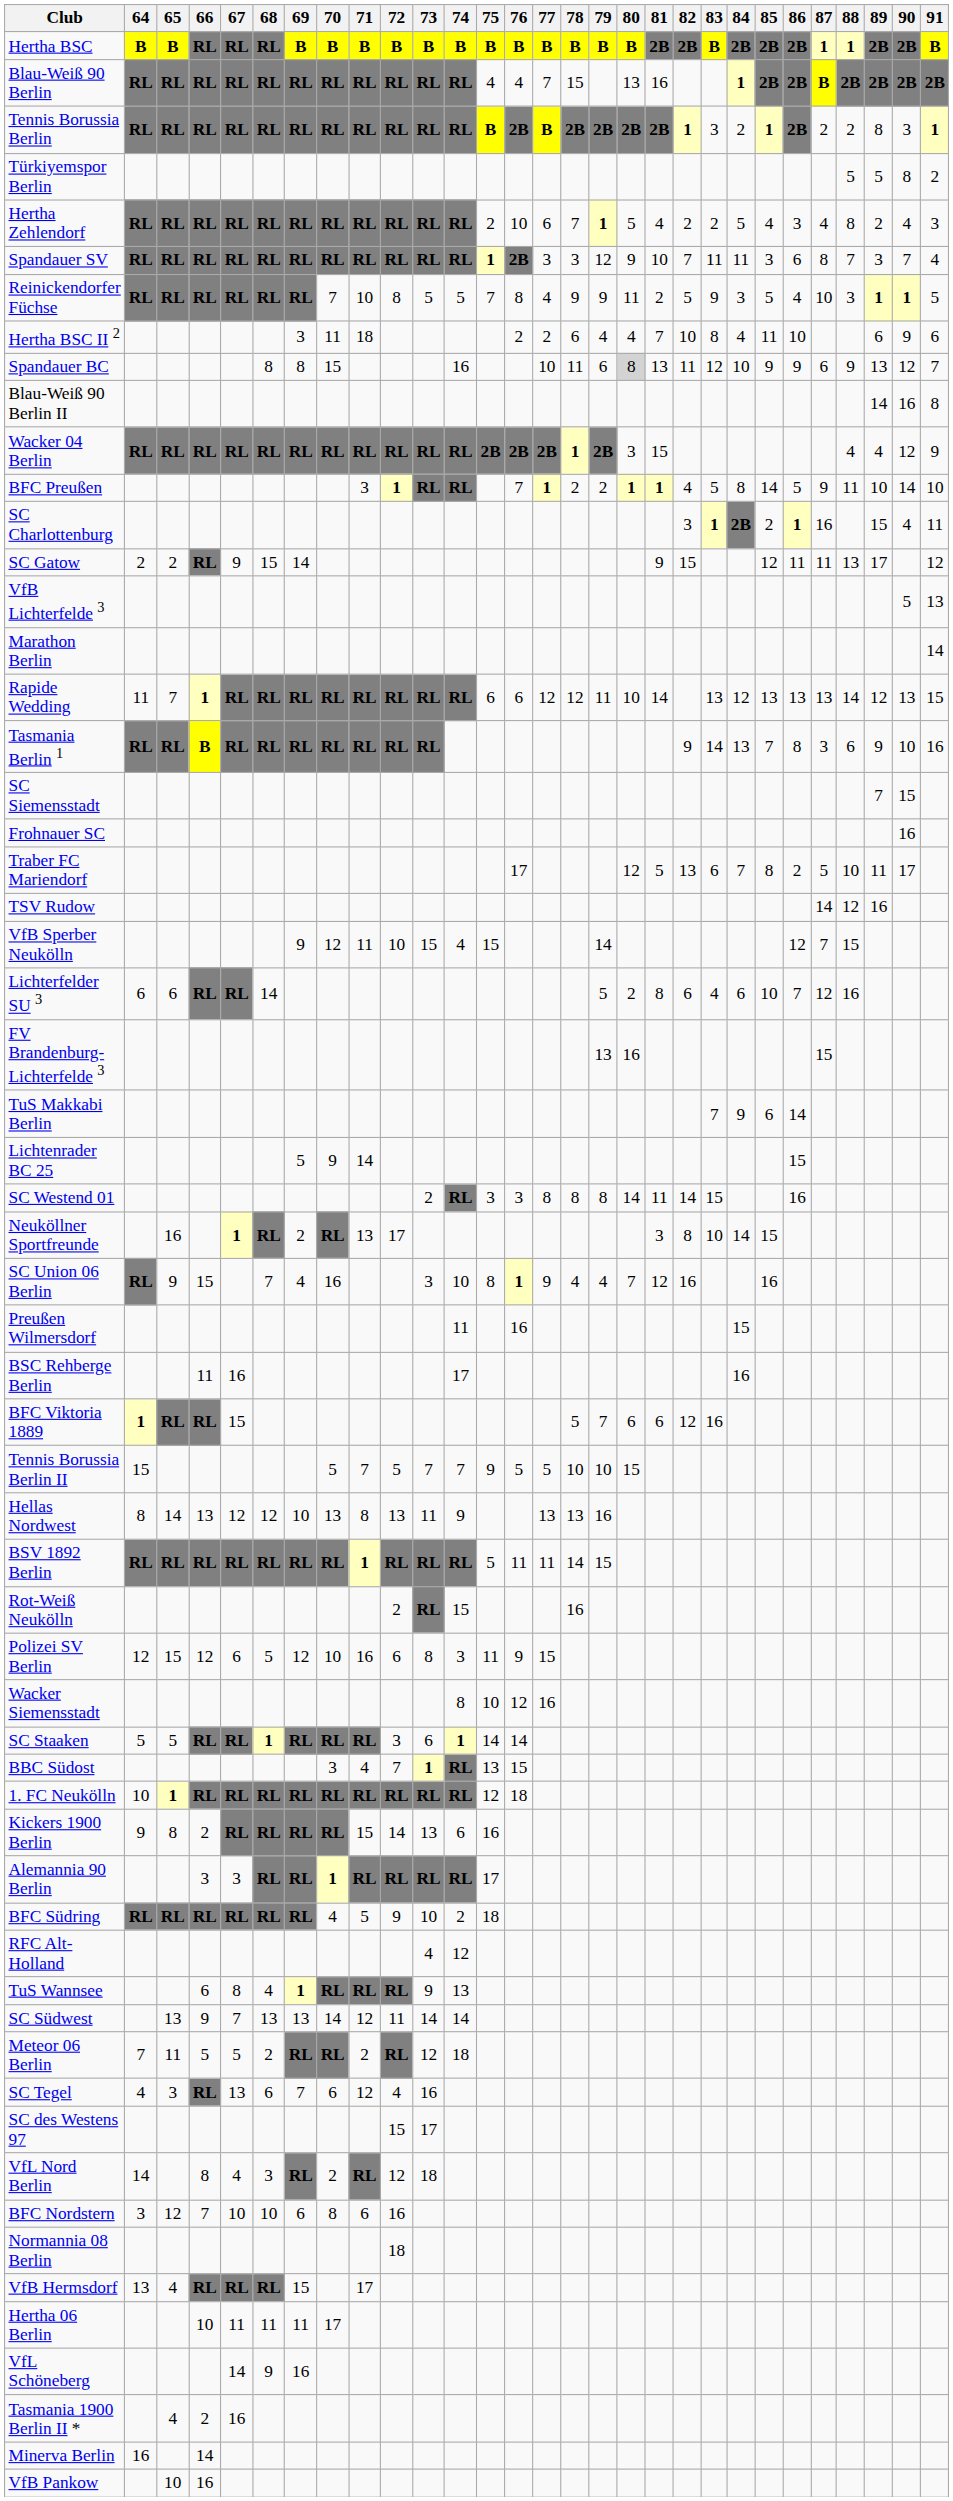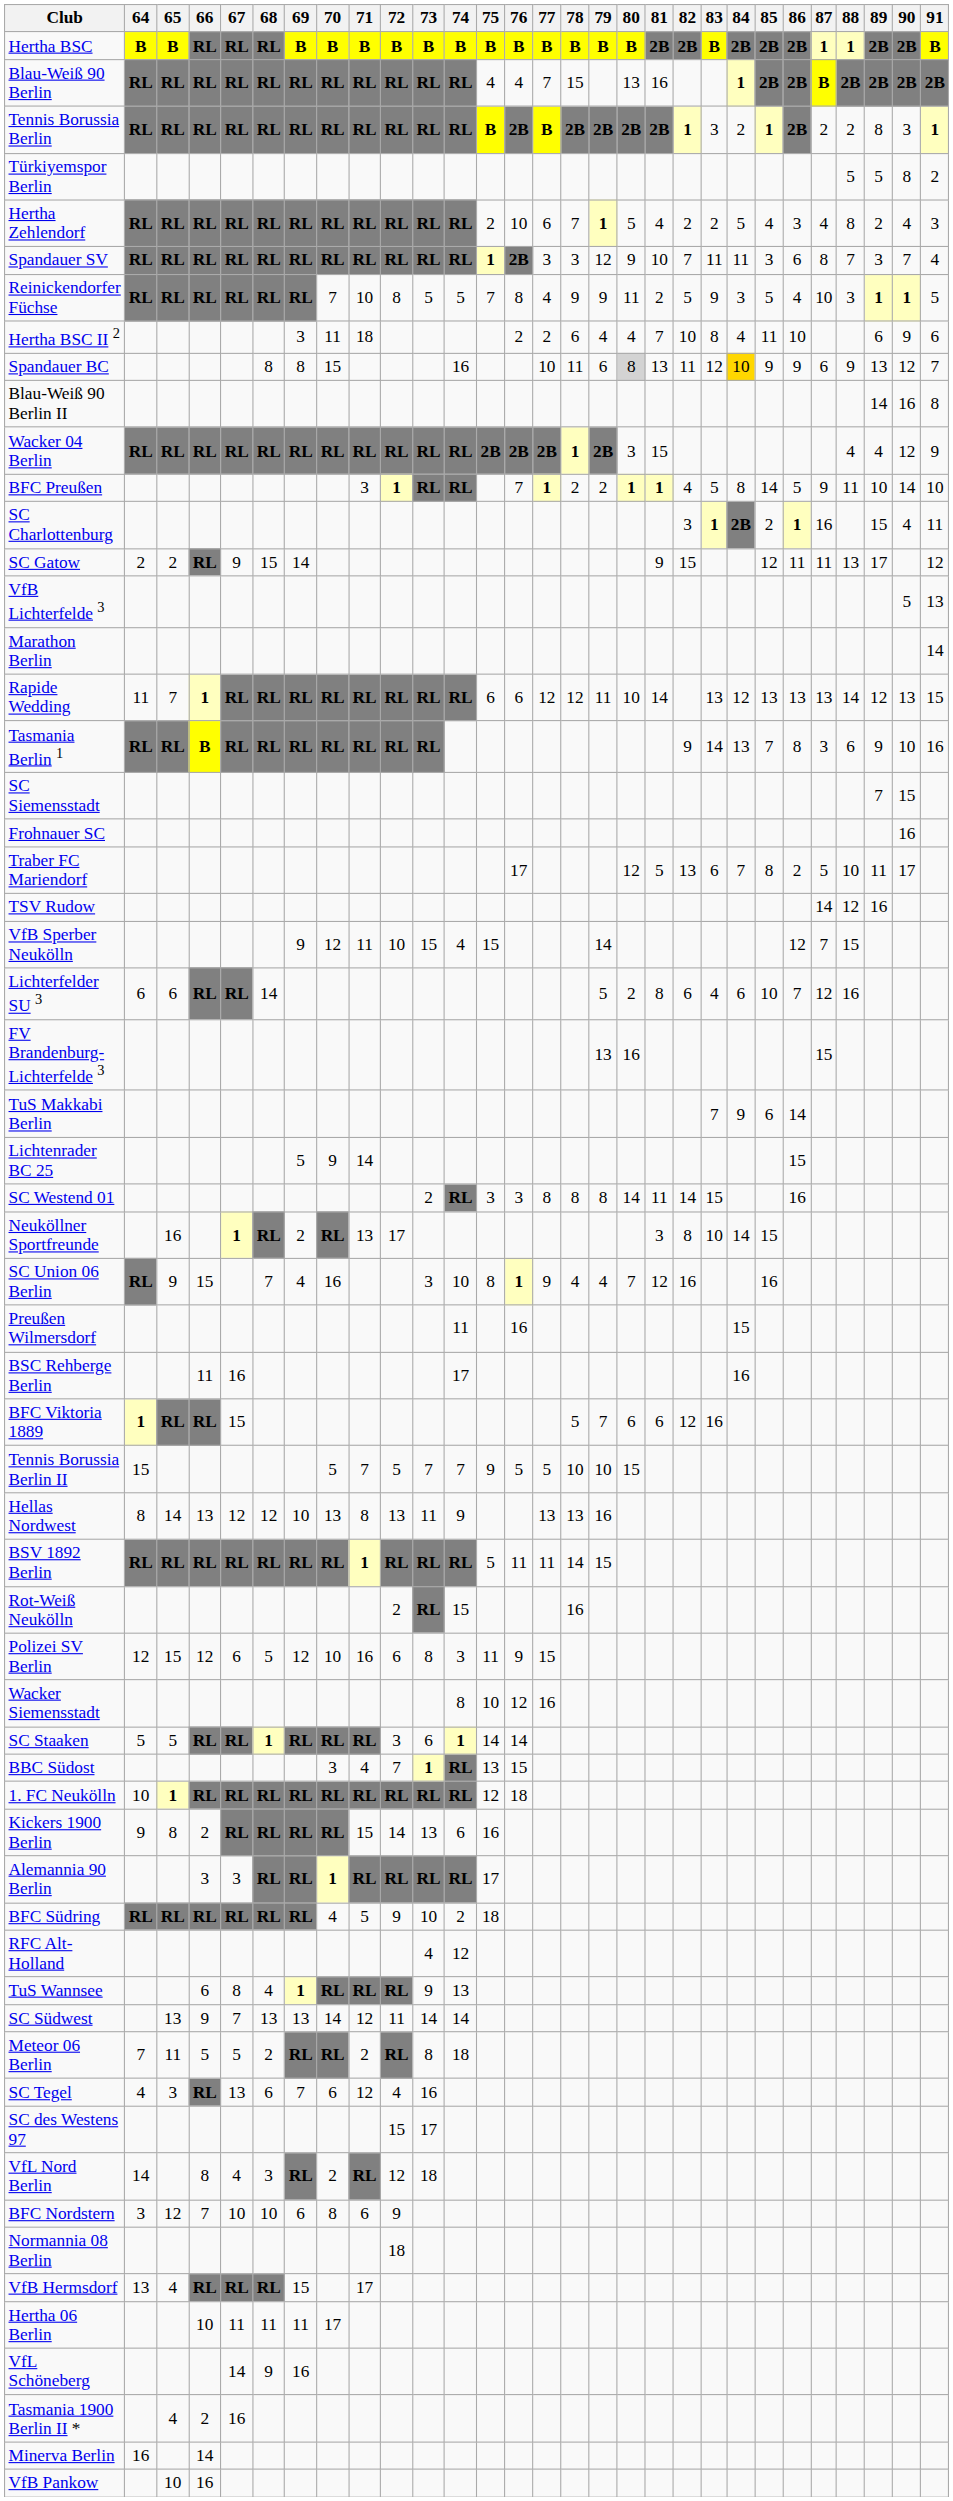(741, 366) no background -> (741, 366) gold background
(429, 2055) 12 -> (429, 2055) 8
(397, 2213) 16 -> (397, 2213) 9
